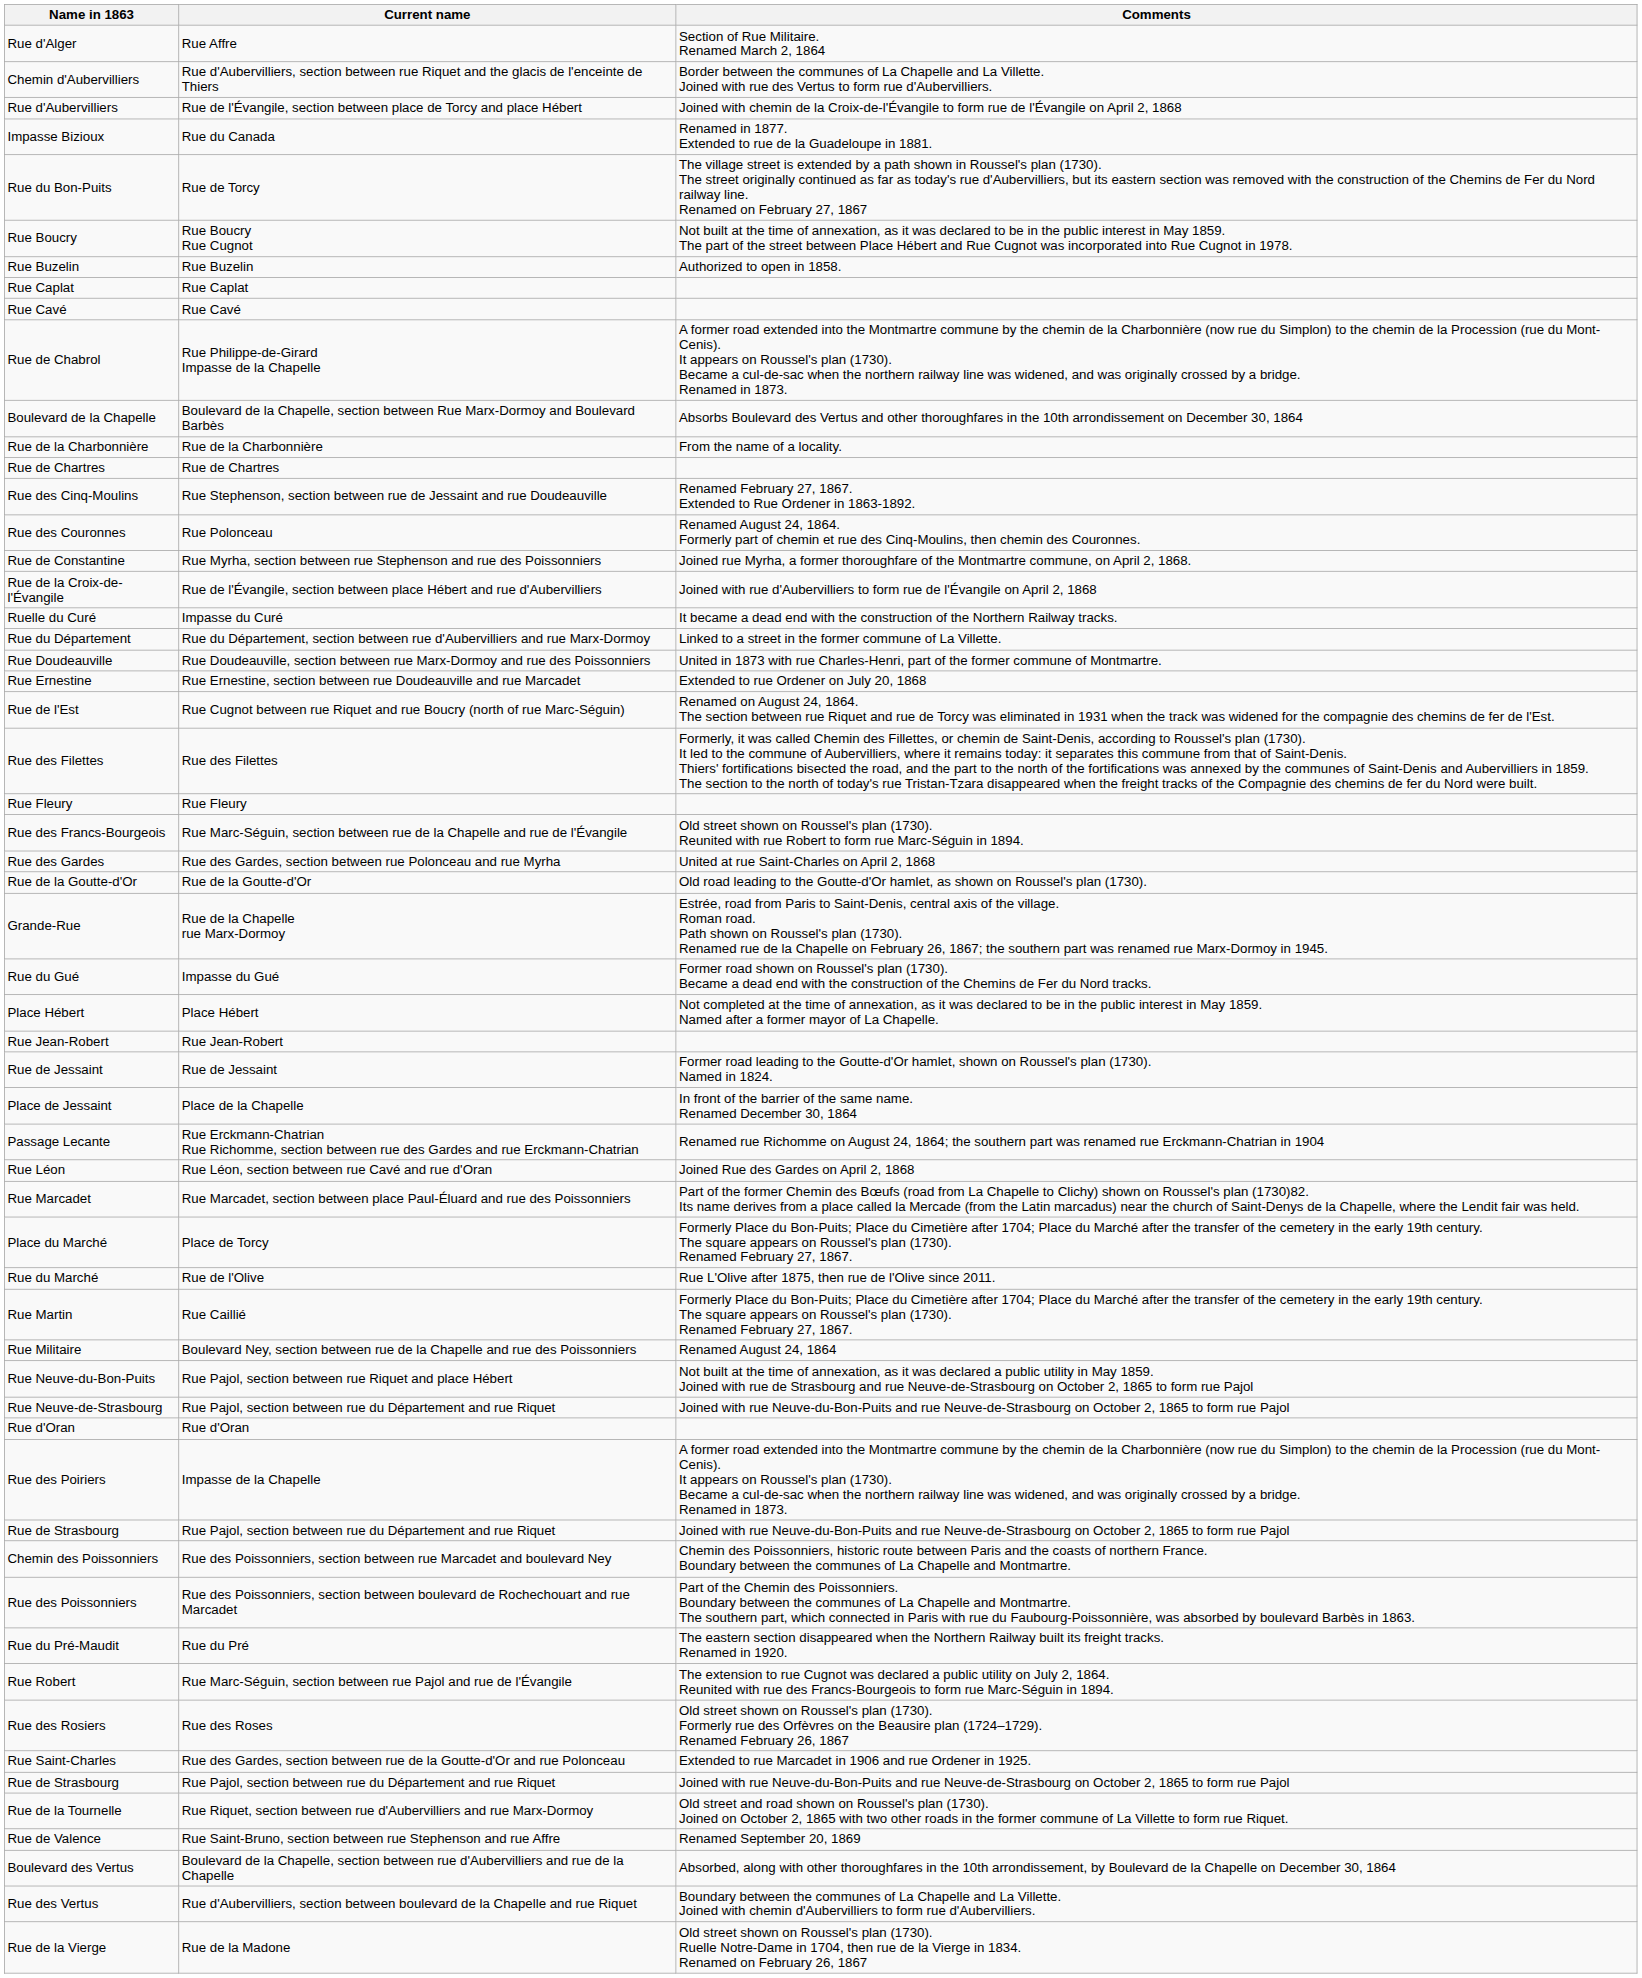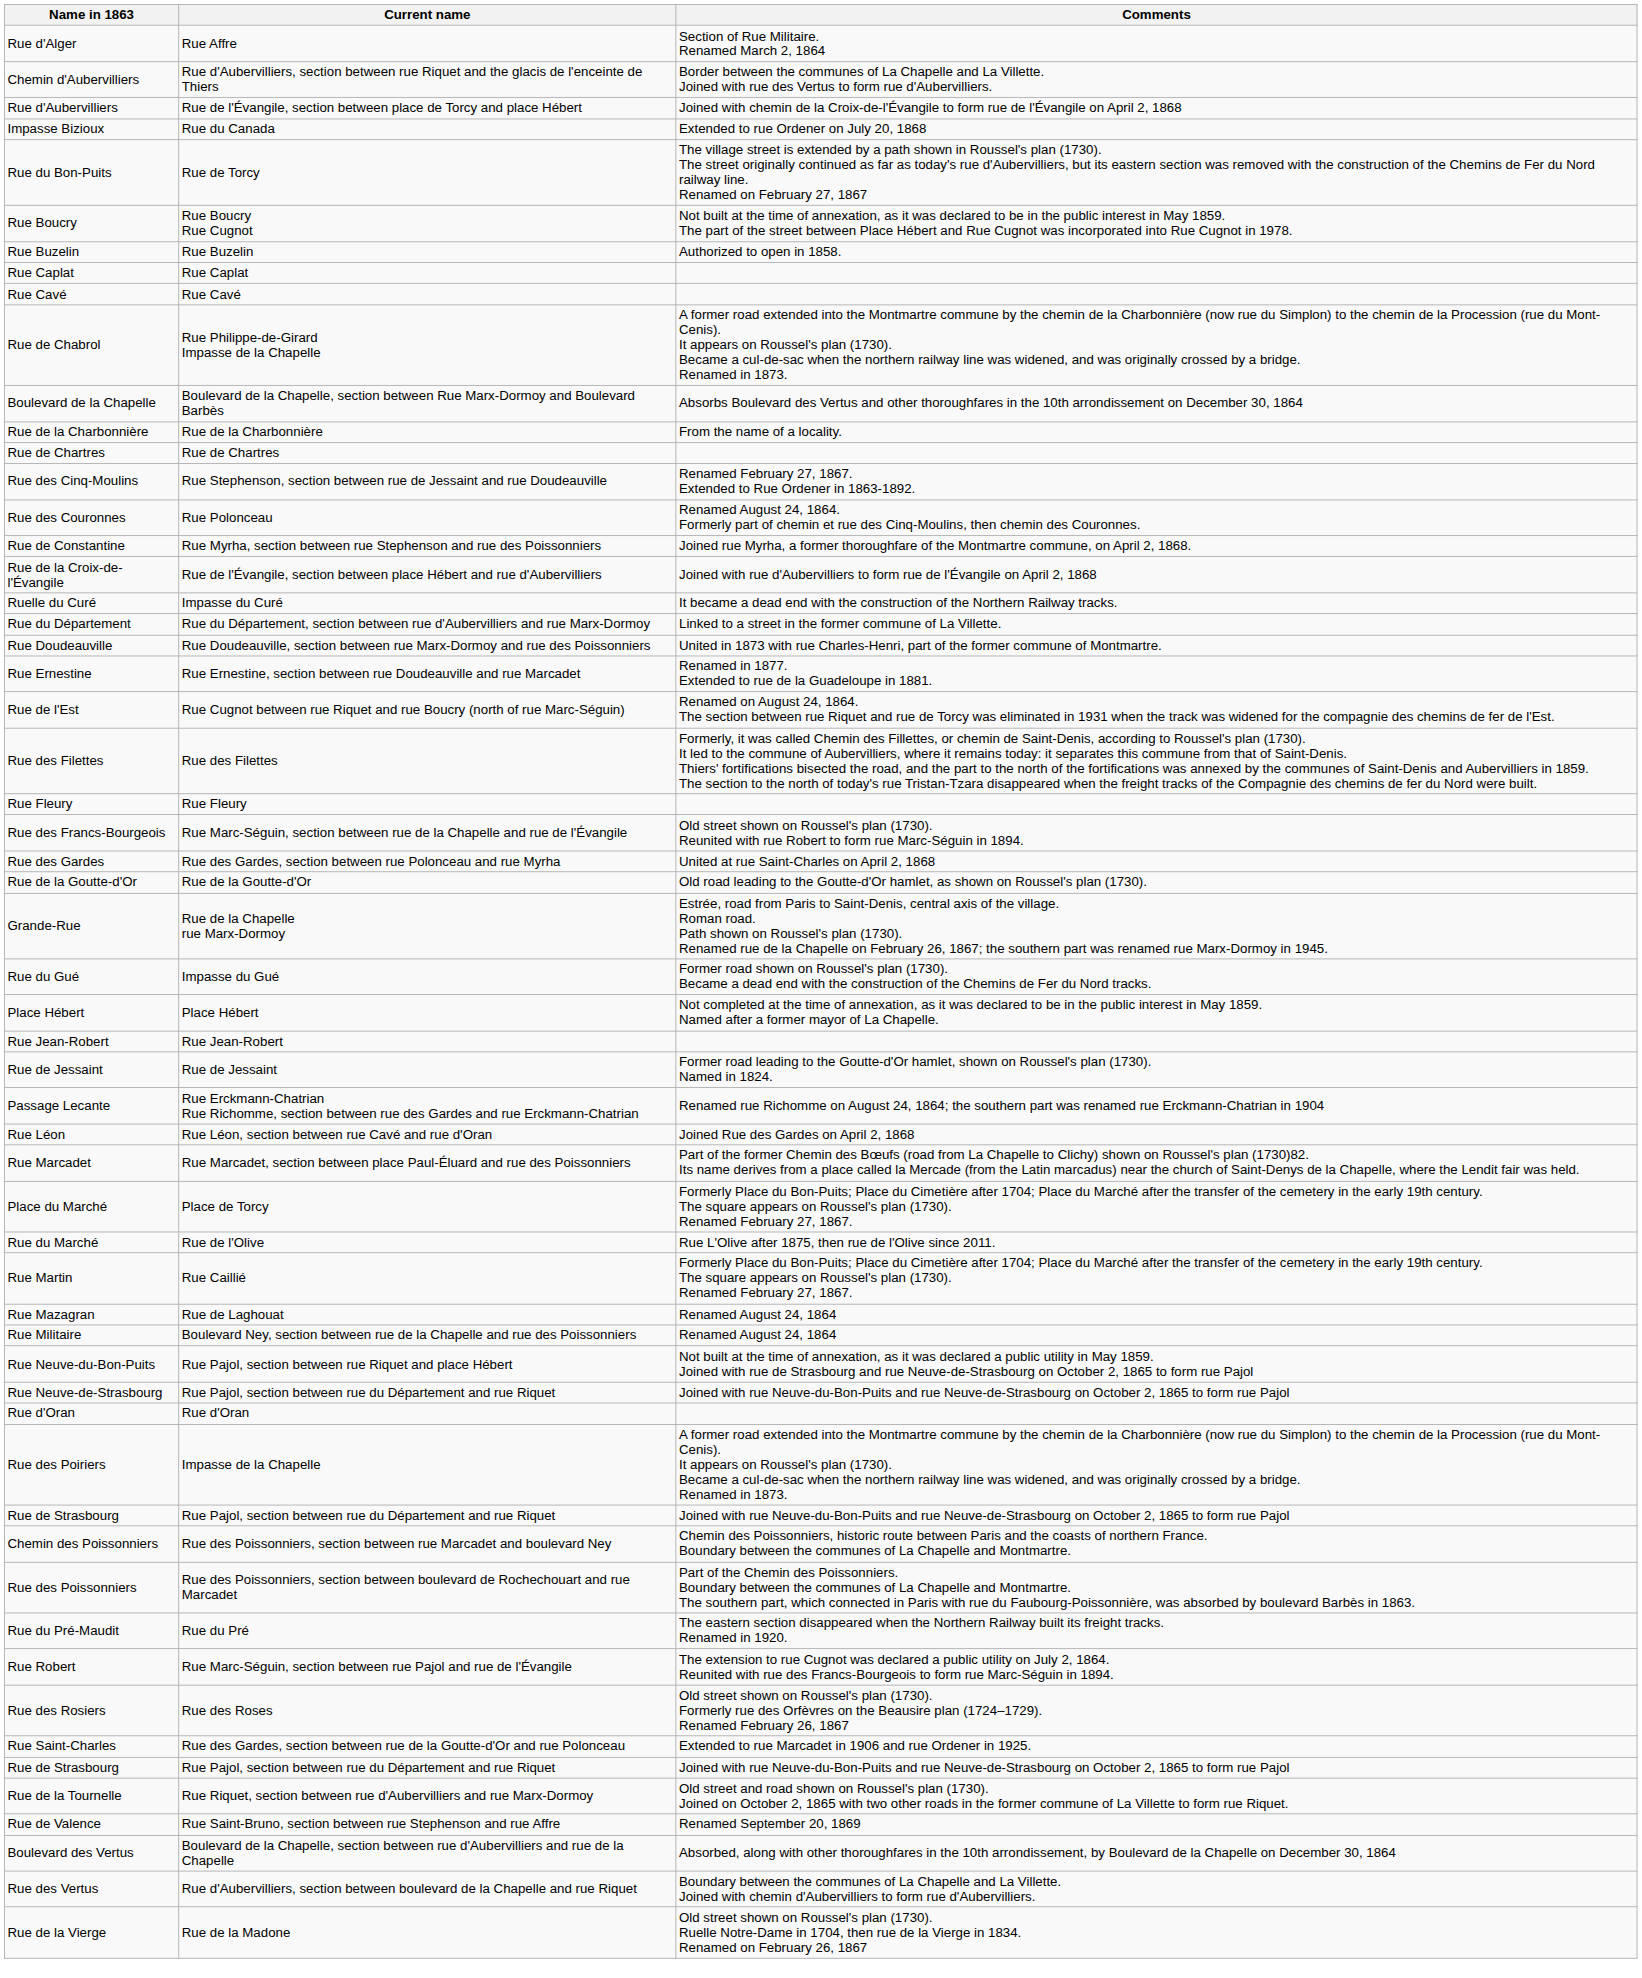(806, 136) Renamed in 1877. Extended to rue de la Guadeloupe in 1881. -> (803, 129) Extended to rue Ordener on July 20, 1868
(803, 681) Extended to rue Ordener on July 20, 1868 -> (806, 673) Renamed in 1877. Extended to rue de la Guadeloupe in 1881.
- row: (60, 1105)
+ row: (51, 1314)
